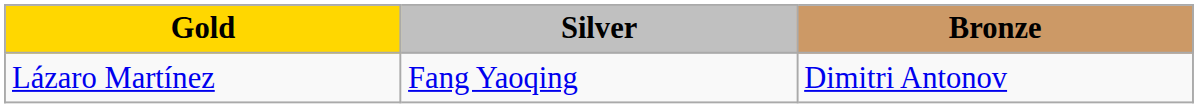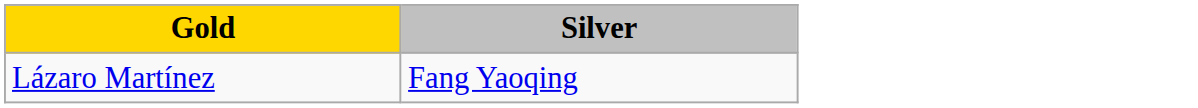- column: (995, 28)
